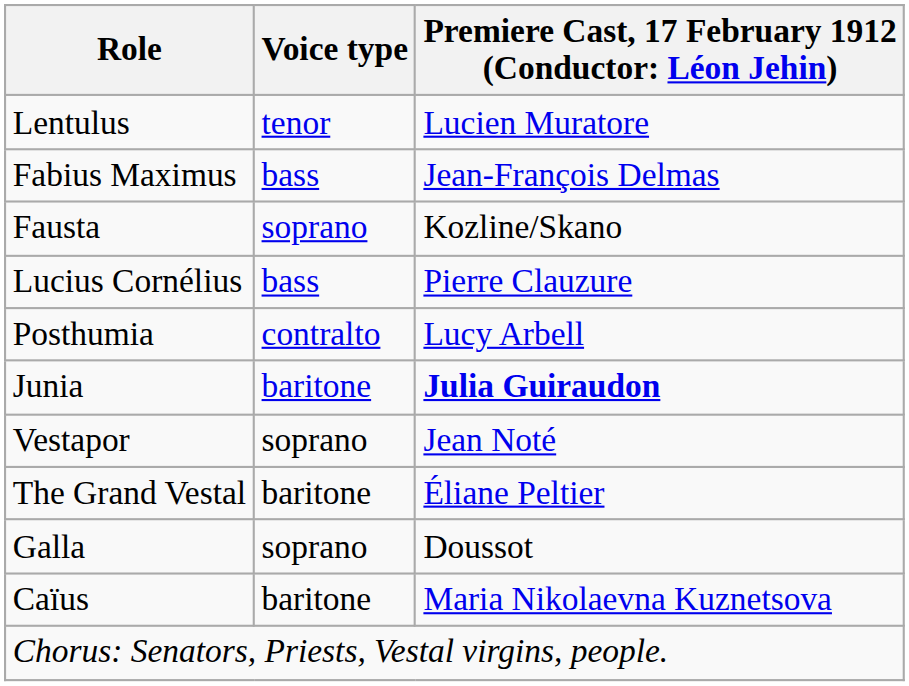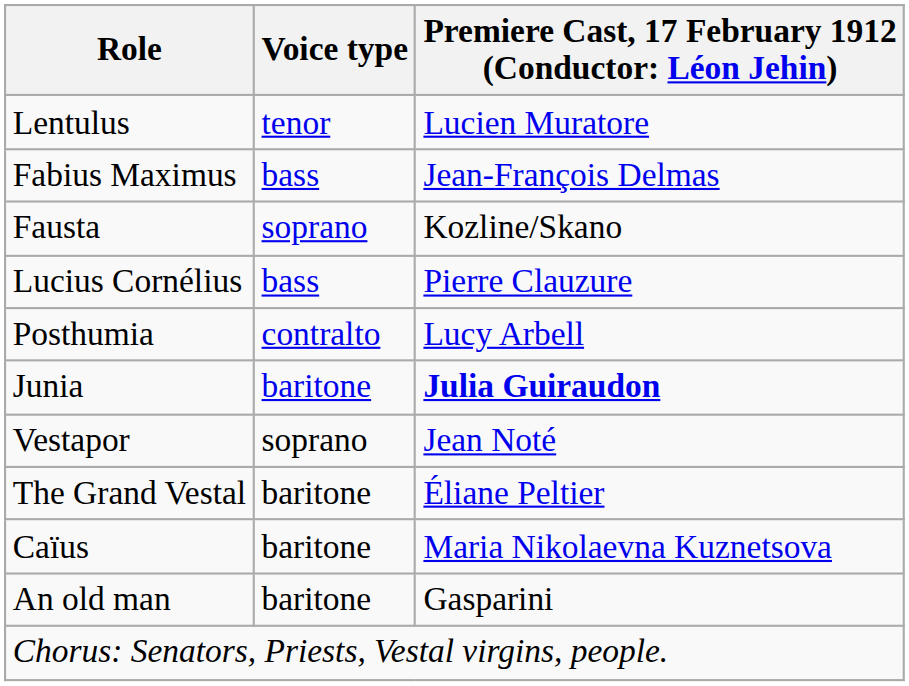- row: (49, 545)
+ row: (92, 598)
